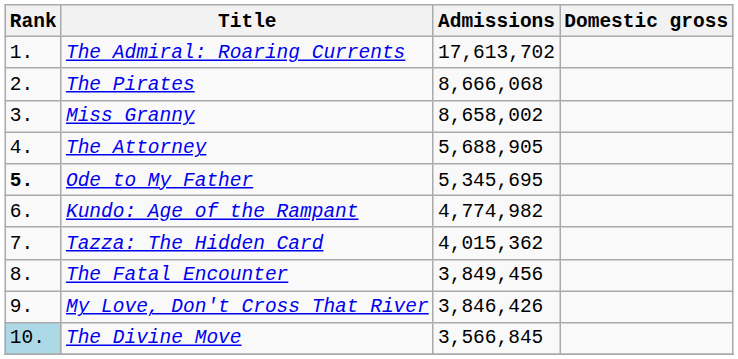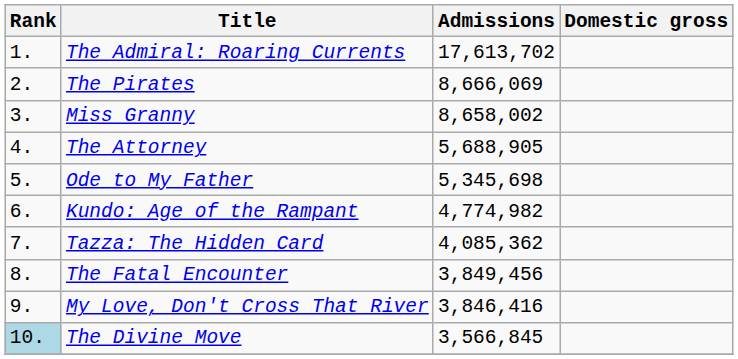(491, 84) 8,666,068 -> (491, 84) 8,666,069
(22, 180) bold -> (22, 180) normal
(491, 180) 5,345,695 -> (491, 180) 5,345,698
(491, 243) 4,015,362 -> (491, 243) 4,085,362
(491, 307) 3,846,426 -> (491, 307) 3,846,416
